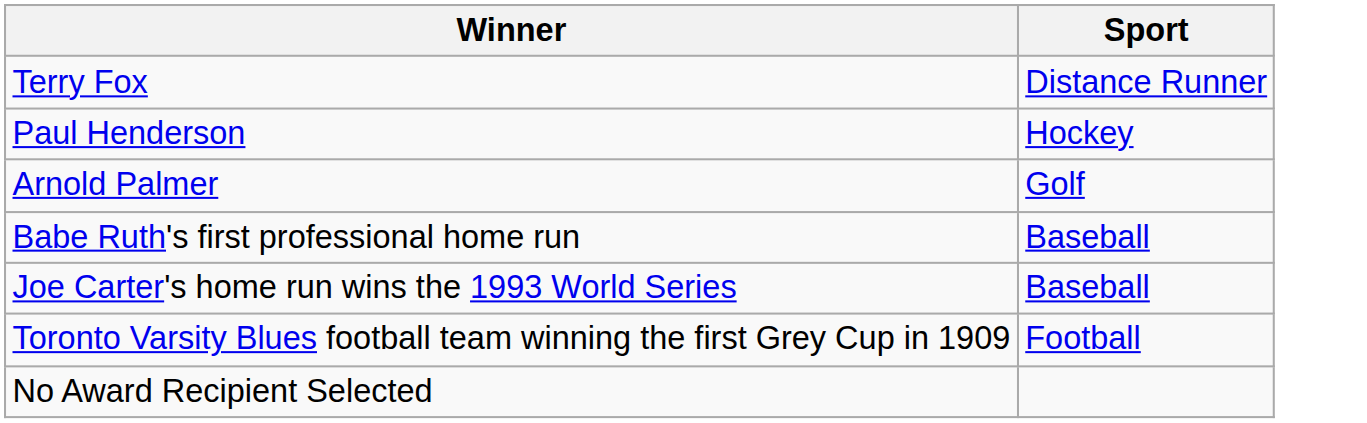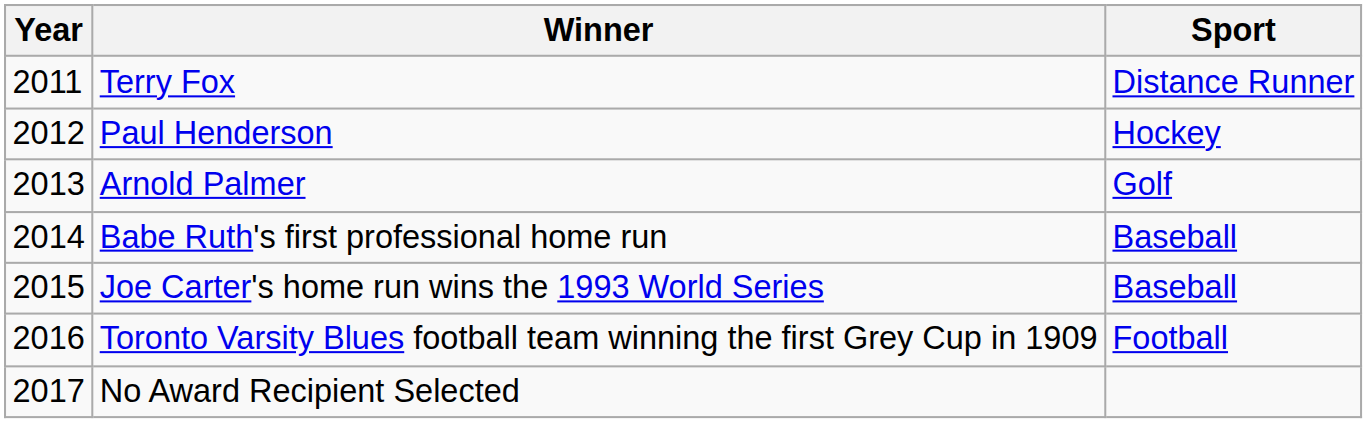+ column: (49, 30)
